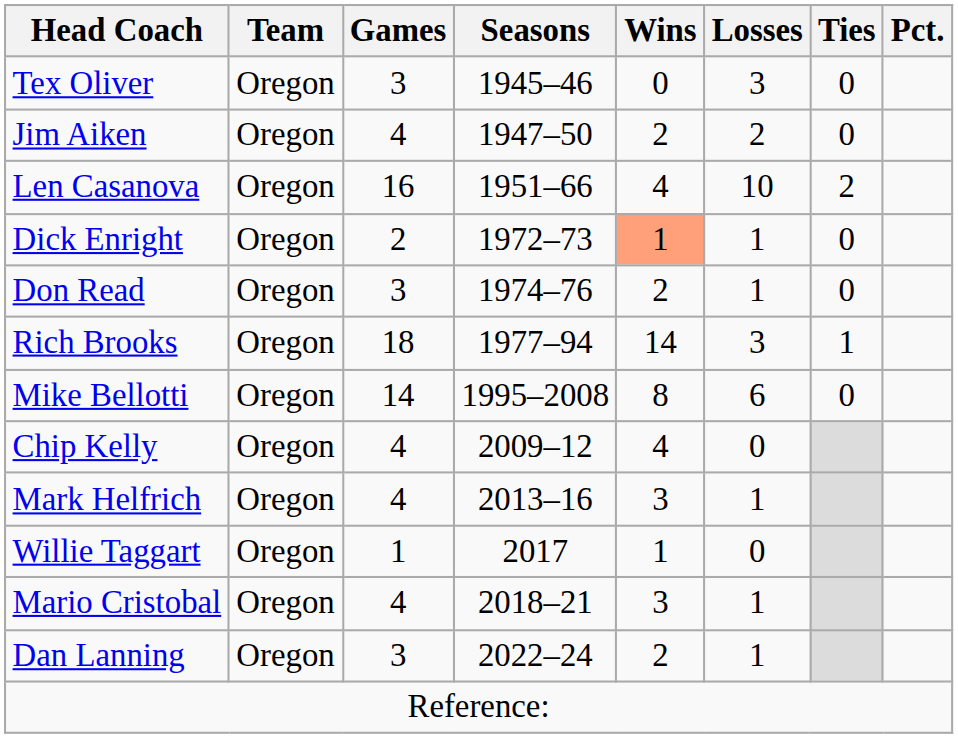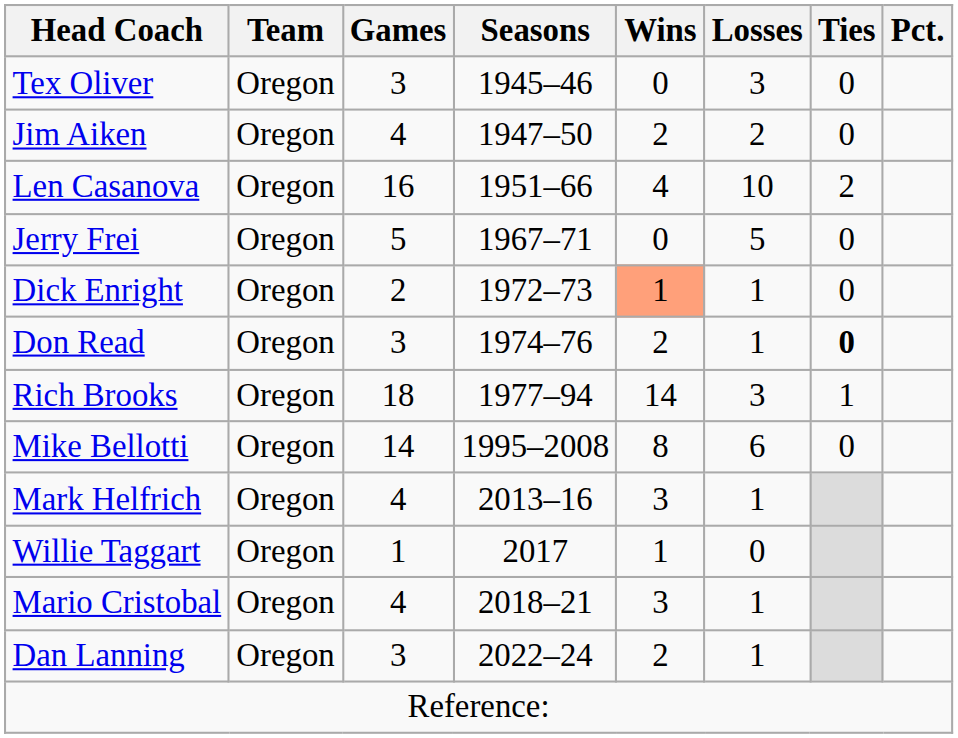+ row: (76, 238)
(847, 290) normal -> (847, 342) bold
- row: (85, 446)
